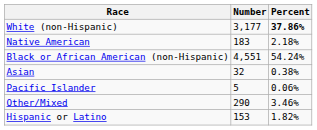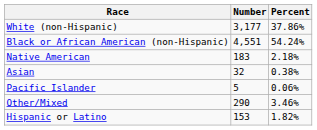(288, 27) bold -> (288, 27) normal
rows swapped: (118, 57) <-> (48, 42)
